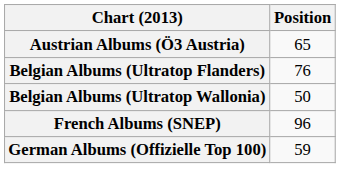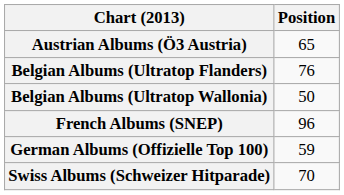+ row: (139, 176)
